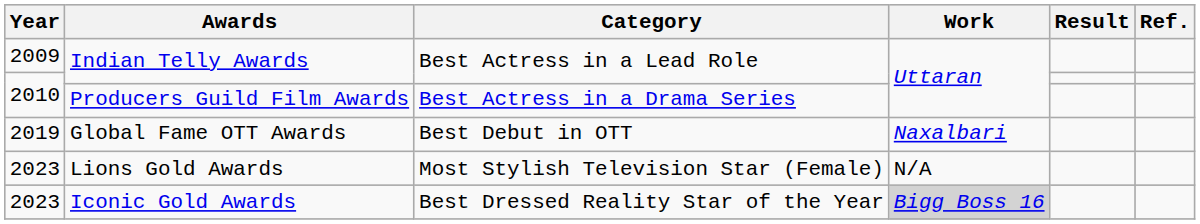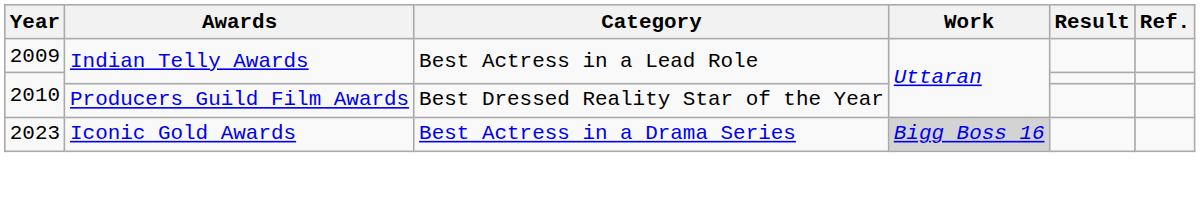(608, 100) Best Actress in a Drama Series -> (651, 100) Best Dressed Reality Star of the Year
- row: (35, 134)
- row: (35, 168)
(651, 202) Best Dressed Reality Star of the Year -> (608, 134) Best Actress in a Drama Series
